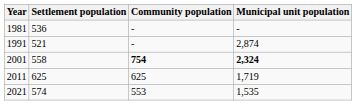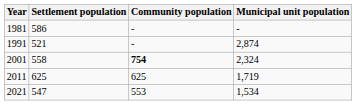(39, 28) 536 -> (39, 28) 586
(248, 60) bold -> (248, 60) normal
(39, 92) 574 -> (39, 92) 547
(248, 92) 1,535 -> (248, 92) 1,534
